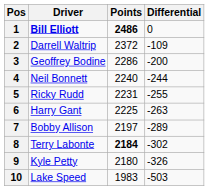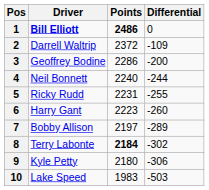(126, 111) 2225 -> (126, 111) 2223
(157, 111) -263 -> (157, 111) -260
(157, 161) -326 -> (157, 161) -306
